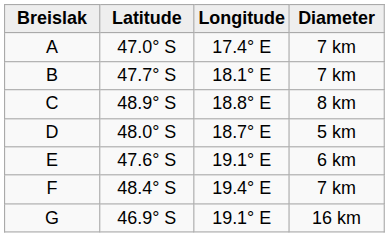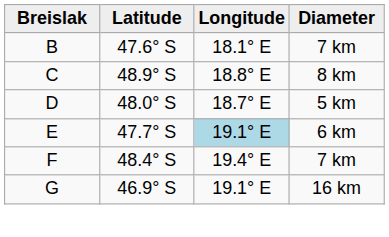- row: (52, 47)
(147, 75) 47.7° S -> (147, 47) 47.6° S
(147, 160) 47.6° S -> (147, 132) 47.7° S
(242, 160) no background -> (242, 132) lightblue background
